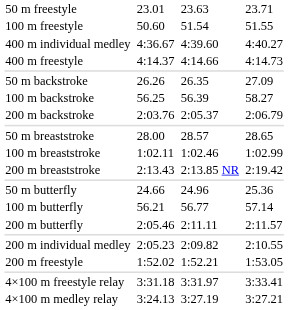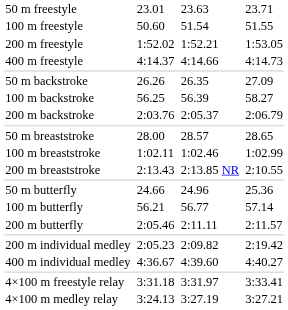rows swapped: (44, 262) <-> (68, 43)
(264, 170) 2:19.42 -> (264, 170) 2:10.55
(264, 245) 2:10.55 -> (264, 245) 2:19.42
